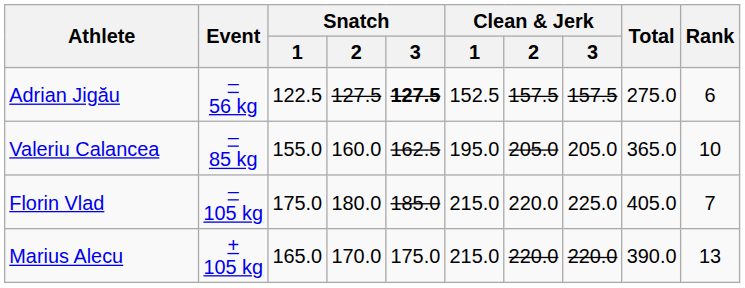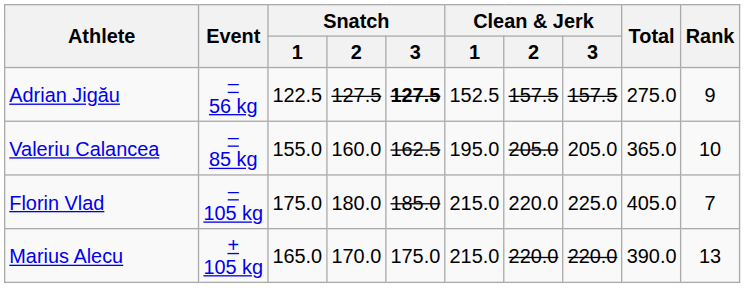(710, 95) 6 -> (710, 95) 9
